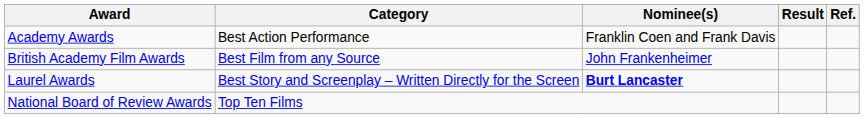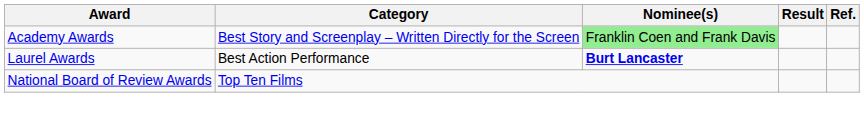(294, 37) Best Action Performance -> (399, 37) Best Story and Screenplay – Written Directly for the Screen
(681, 37) no background -> (681, 37) lightgreen background
- row: (96, 59)
(399, 80) Best Story and Screenplay – Written Directly for the Screen -> (294, 59) Best Action Performance
